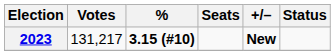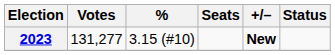(96, 38) 131,217 -> (96, 38) 131,277
(162, 38) bold -> (162, 38) normal
